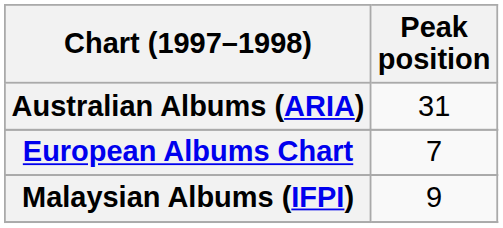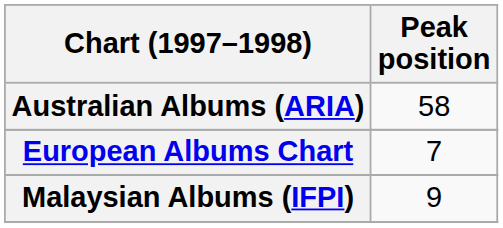(434, 105) 31 -> (434, 105) 58
